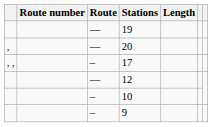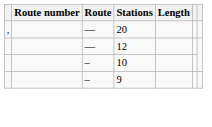- row: (127, 29)
- row: (127, 63)
